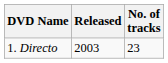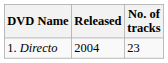(87, 48) 2003 -> (87, 48) 2004
